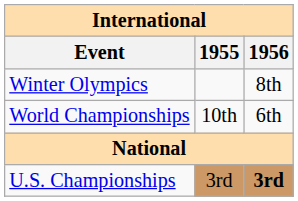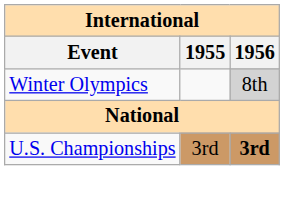(269, 84) no background -> (255, 84) lightgrey background
- row: (99, 116)
